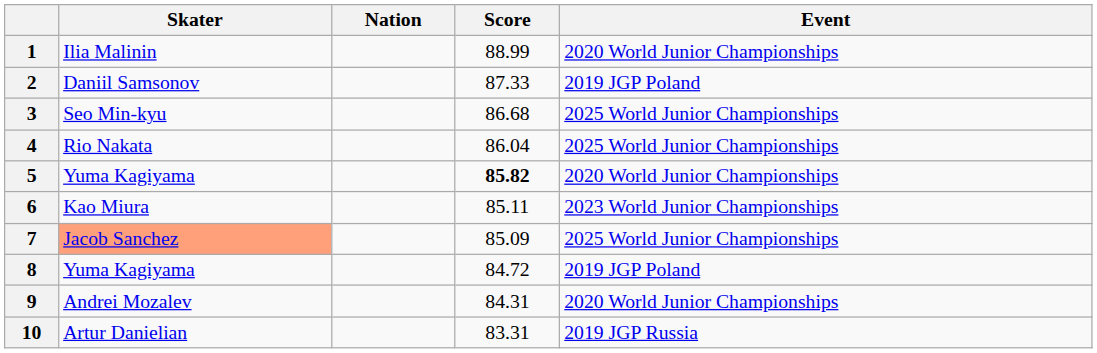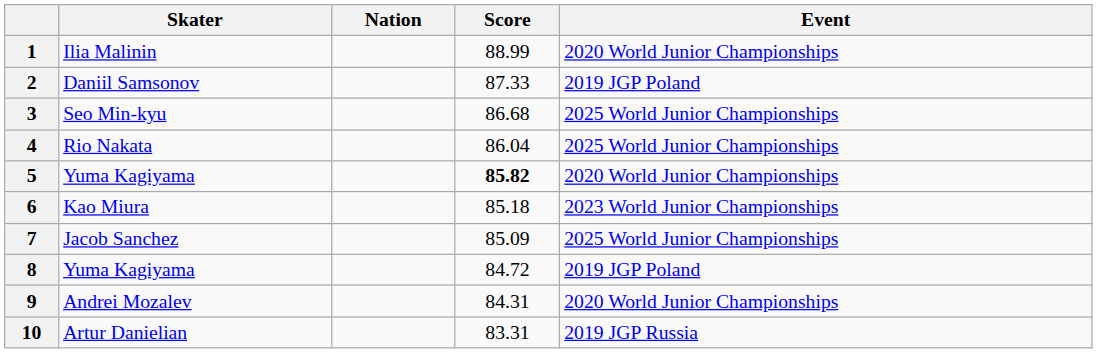(507, 207) 85.11 -> (507, 207) 85.18
(121, 238) lightsalmon background -> (121, 238) no background
